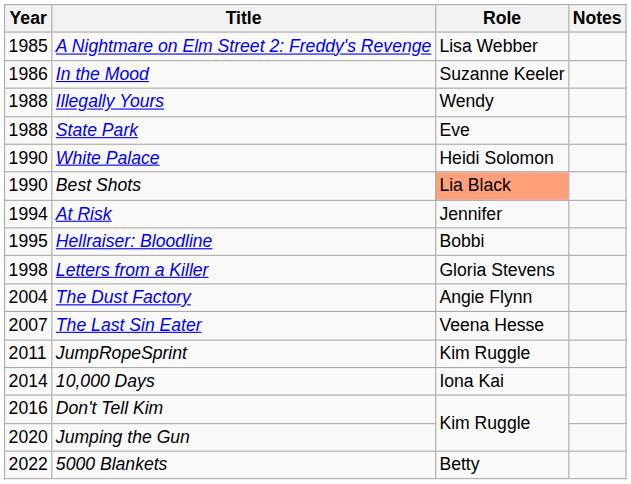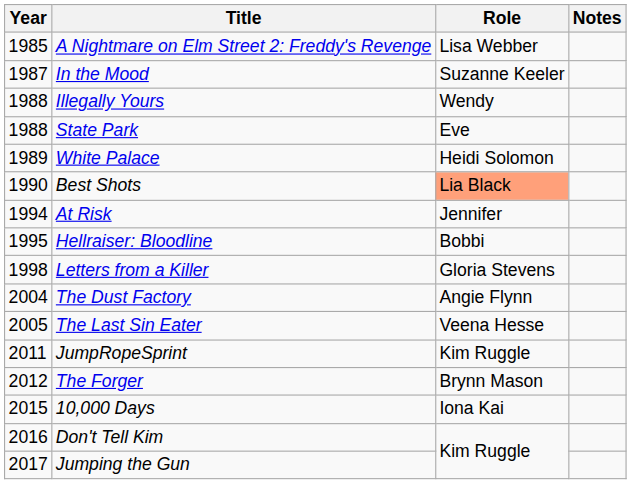(28, 74) 1986 -> (28, 74) 1987
(28, 158) 1990 -> (28, 158) 1989
(28, 325) 2007 -> (28, 325) 2005
+ row: (99, 381)
(28, 381) 2014 -> (28, 409) 2015
(28, 437) 2020 -> (28, 465) 2017
- row: (112, 465)
